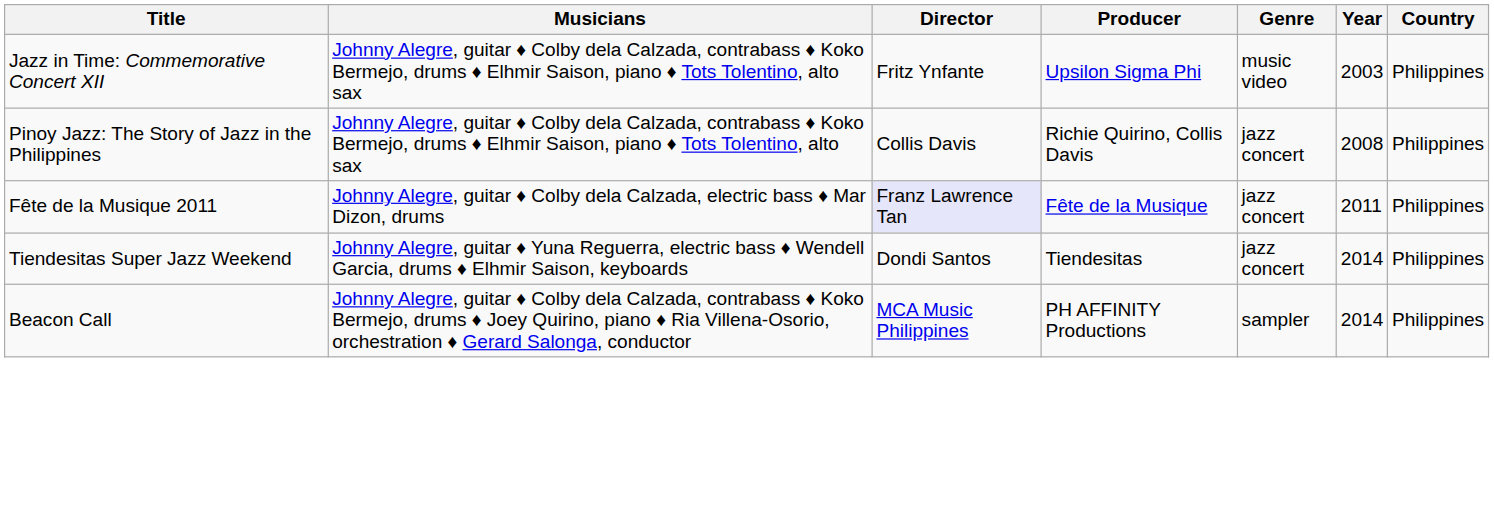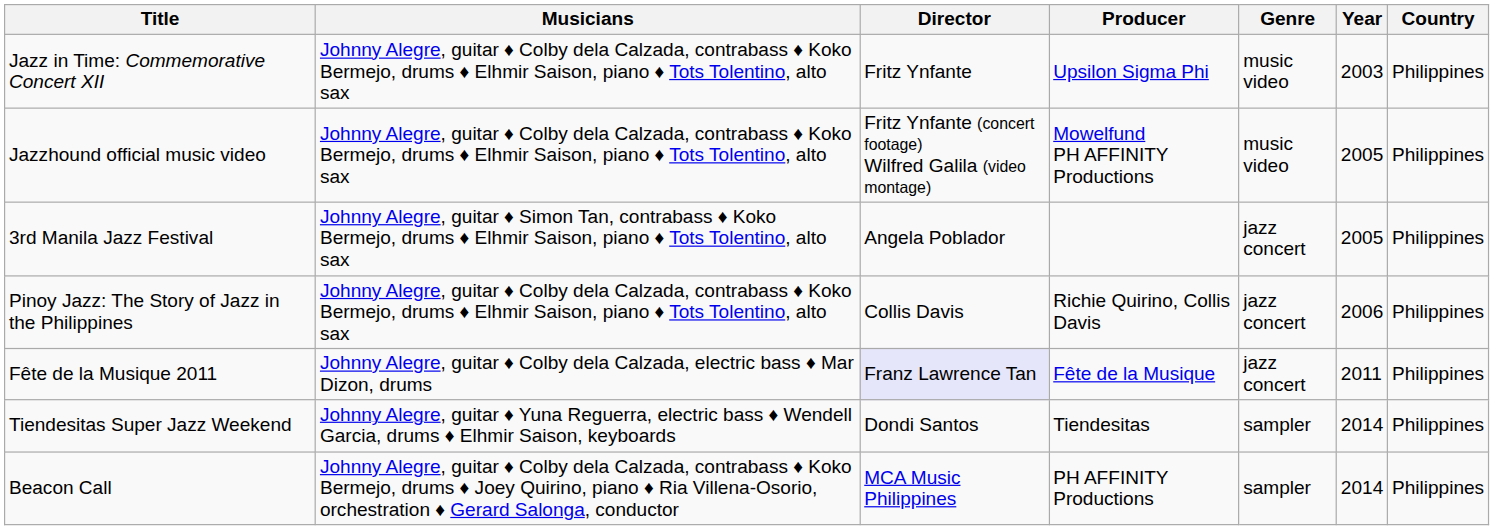+ row: (137, 154)
+ row: (111, 238)
(1362, 144) 2008 -> (1362, 311) 2006
(1273, 258) jazz concert -> (1277, 425) sampler
